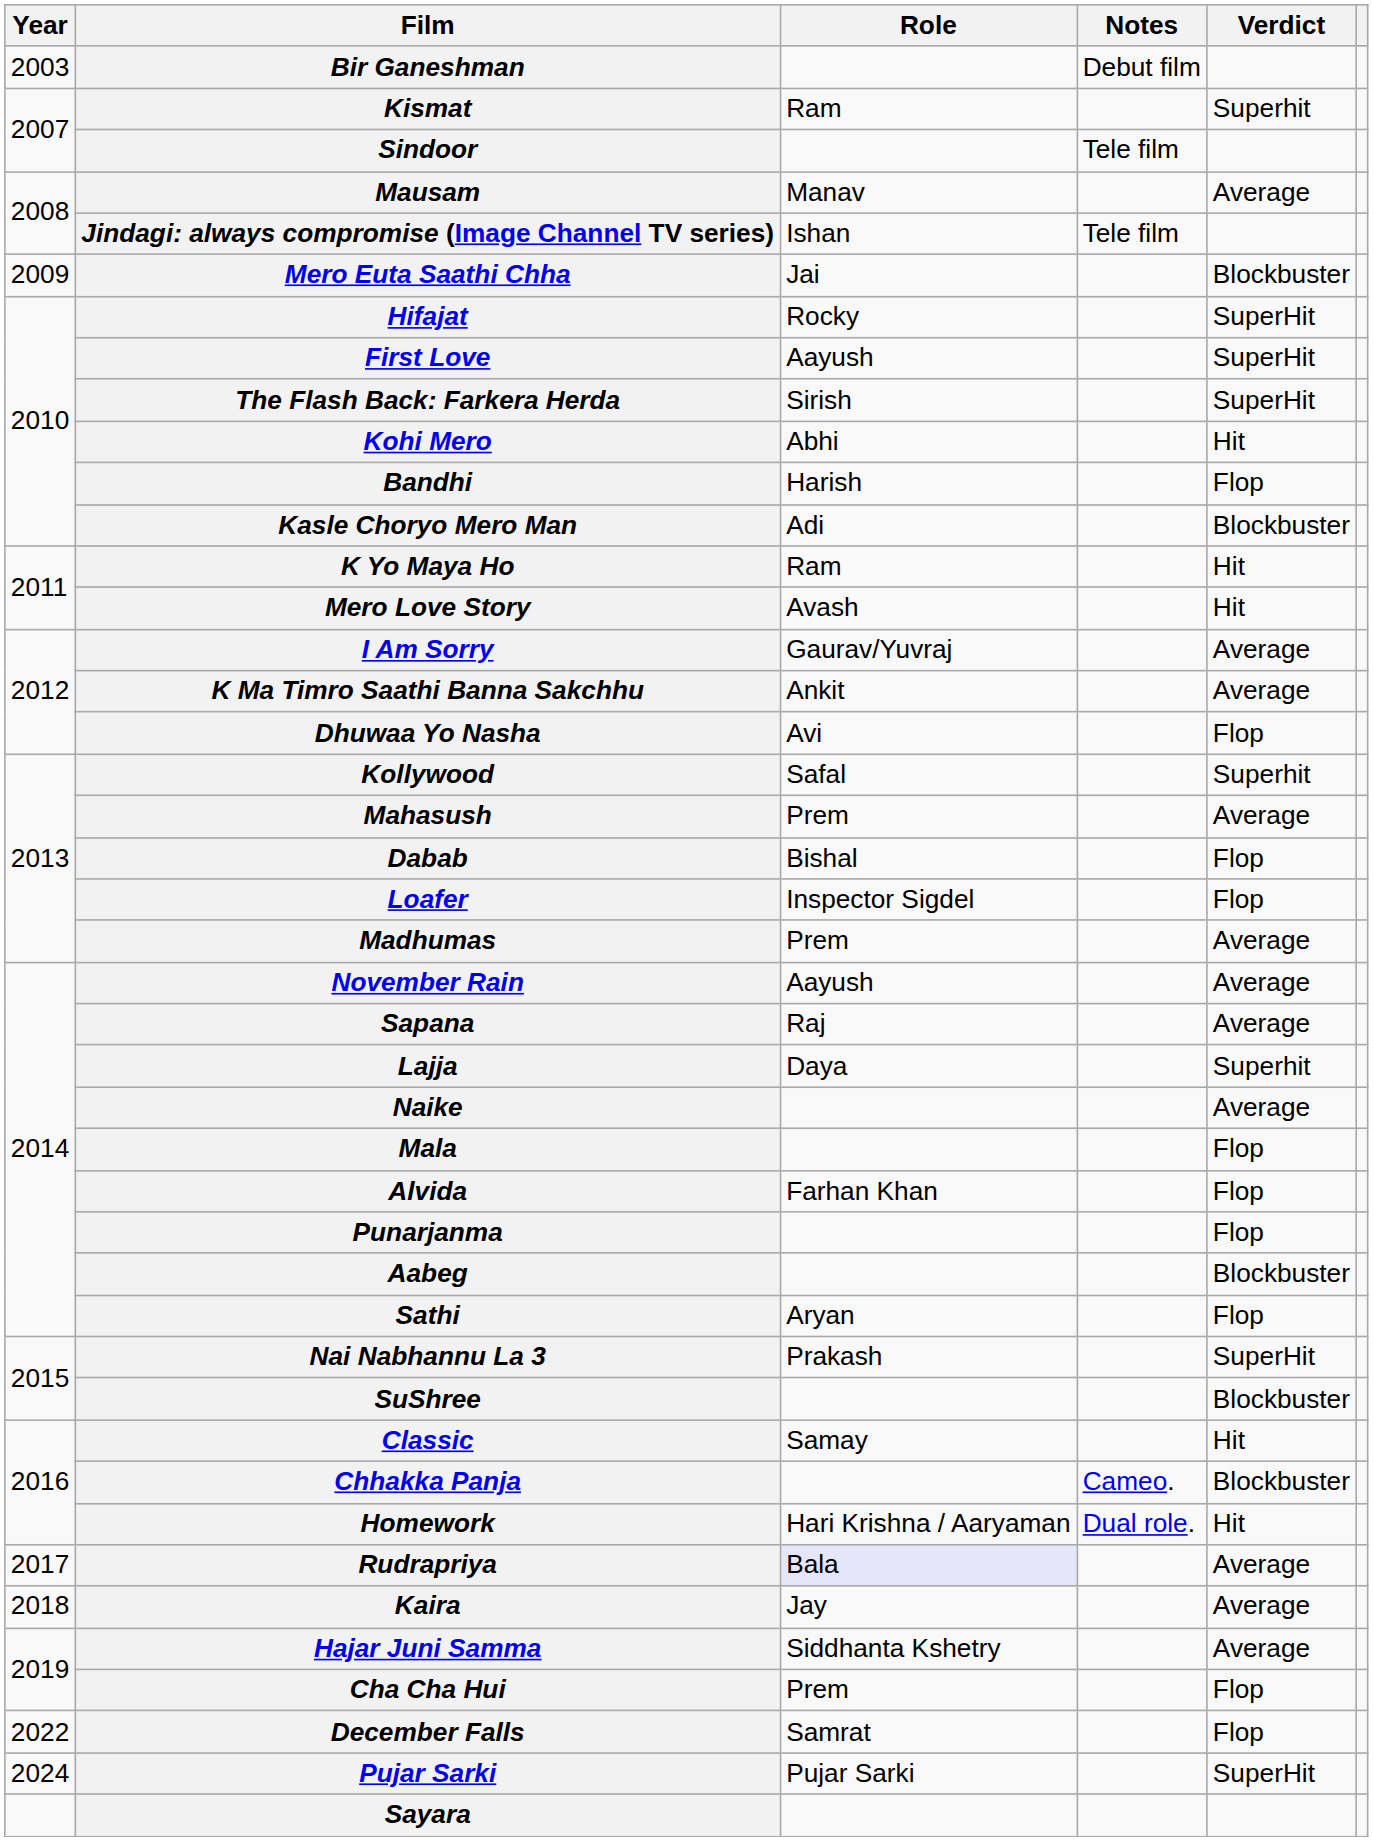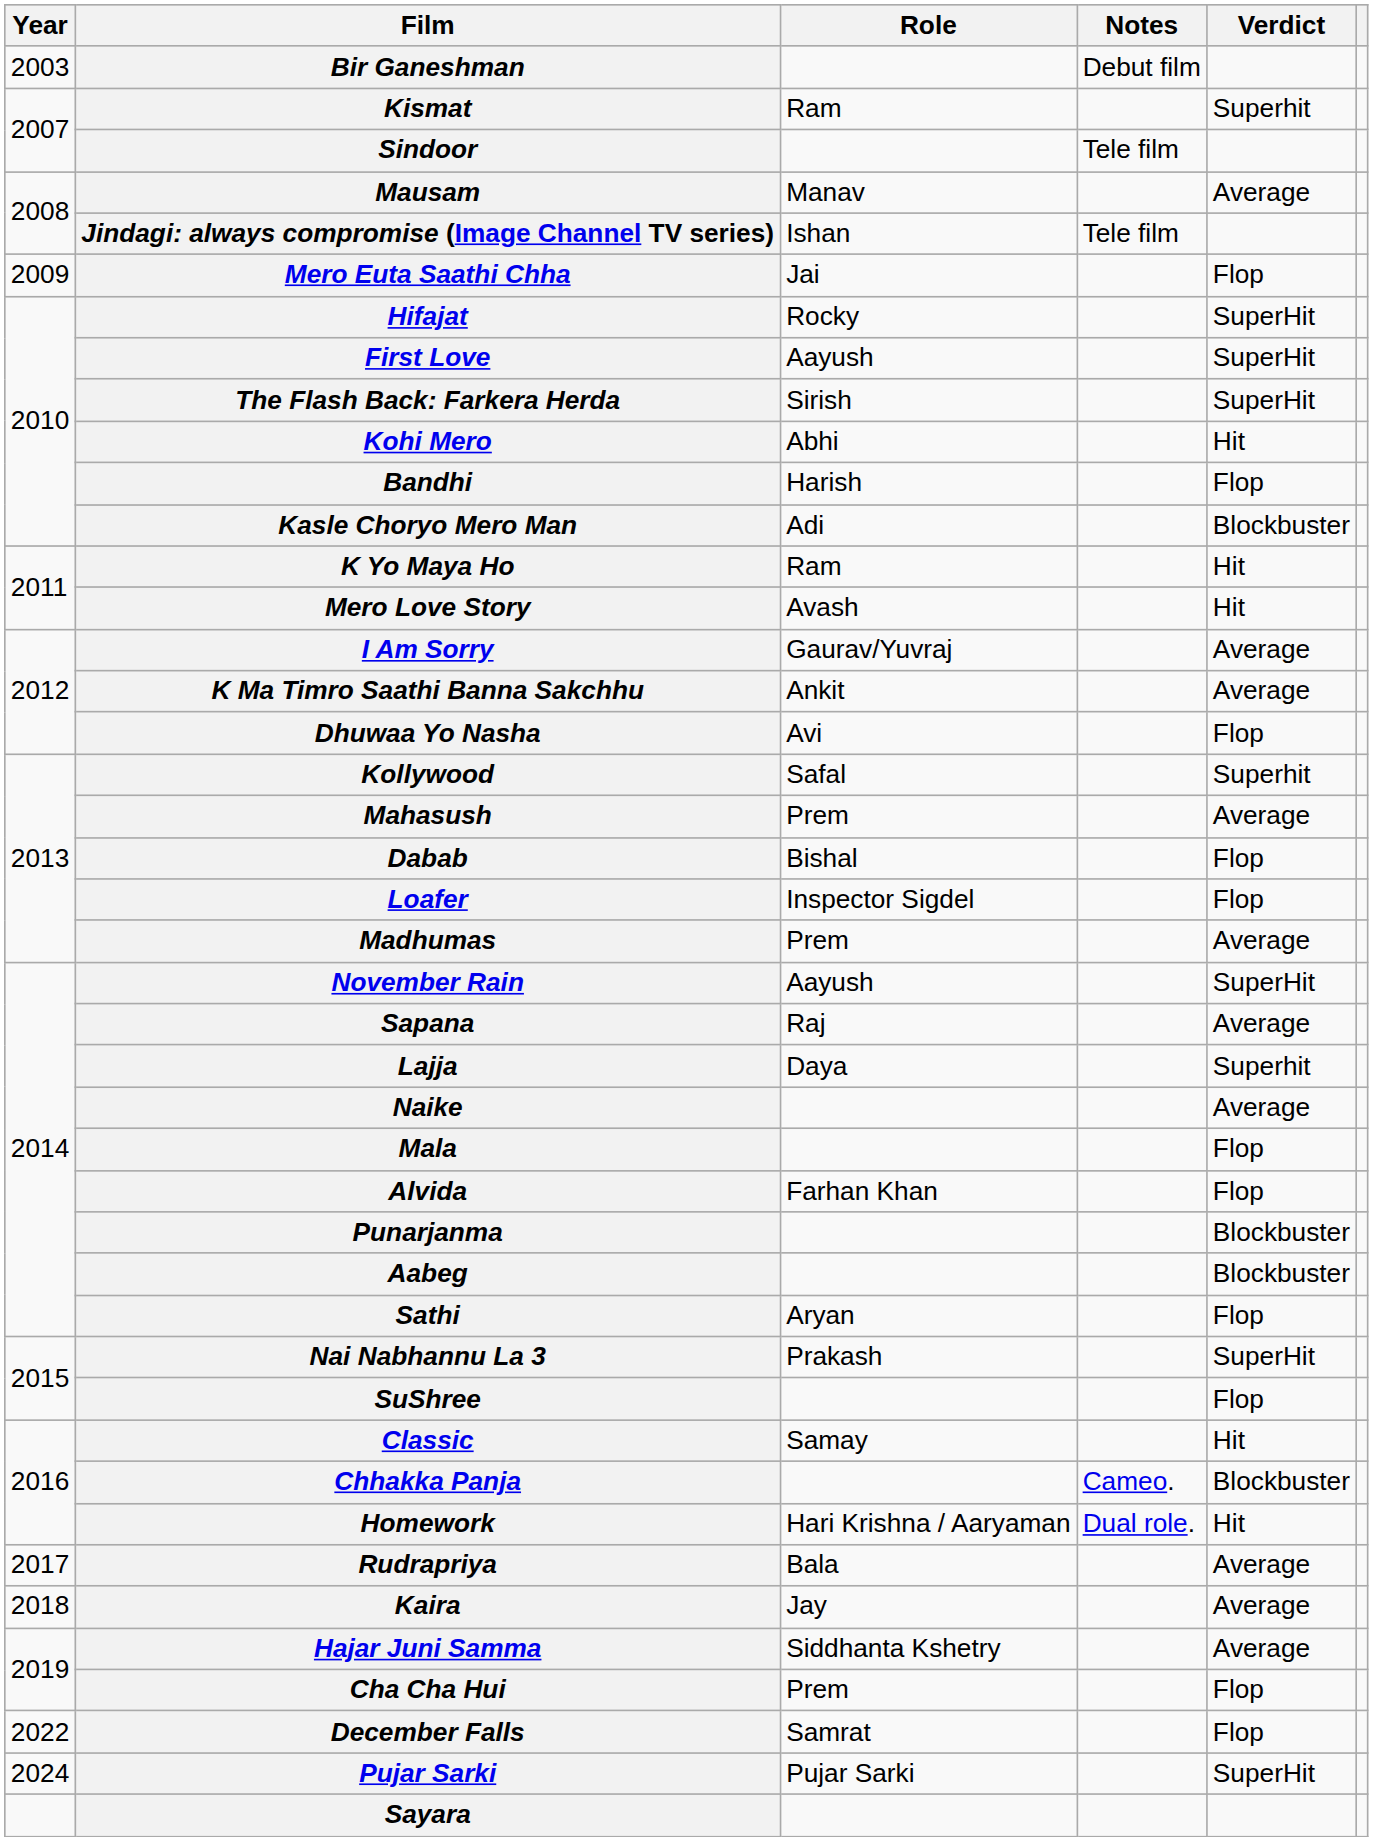(1281, 274) Blockbuster -> (1238, 274) Flop
(1261, 982) Average -> (1264, 982) SuperHit
(1238, 1232) Flop -> (1281, 1232) Blockbuster
(1281, 1398) Blockbuster -> (1238, 1398) Flop
(812, 1565) lavender background -> (812, 1565) no background
